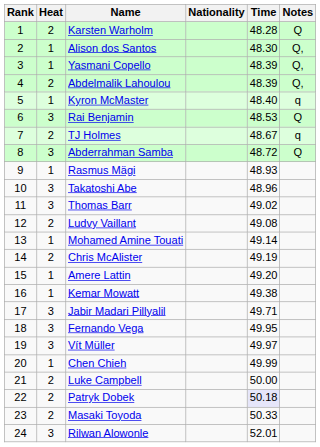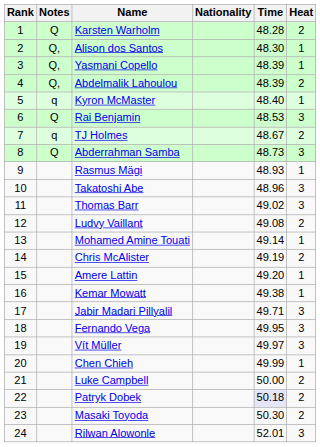columns swapped: (51, 13) <-> (298, 13)
(264, 153) 48.72 -> (270, 153) 48.73
(264, 415) 50.33 -> (270, 415) 50.30
